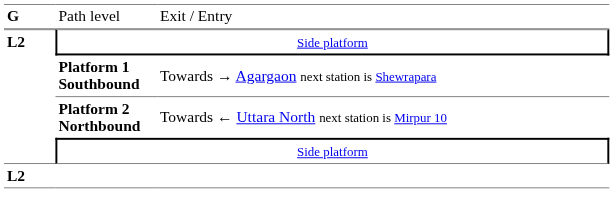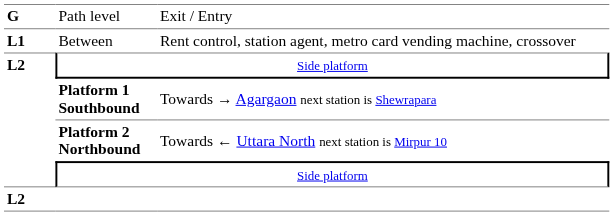+ row: (86, 40)
